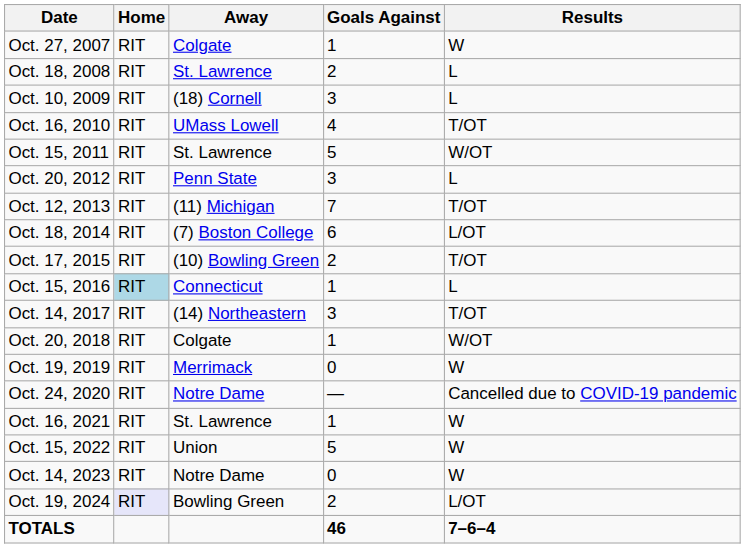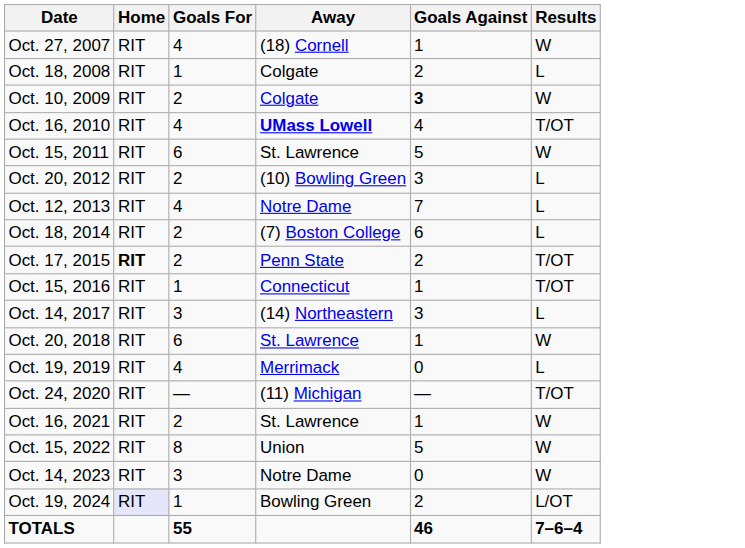+ column: (213, 17)
(202, 44) Colgate -> (304, 44) (18) Cornell
(223, 71) St. Lawrence -> (289, 71) Colgate
(217, 98) (18) Cornell -> (289, 98) Colgate
(332, 98) normal -> (419, 98) bold
(453, 98) L -> (543, 98) W
(226, 125) normal -> (316, 125) bold
(470, 152) W/OT -> (543, 152) W
(215, 179) Penn State -> (333, 179) (10) Bowling Green
(224, 206) (11) Michigan -> (306, 206) Notre Dame
(468, 206) T/OT -> (540, 206) L
(467, 233) L/OT -> (540, 233) L
(132, 260) normal -> (132, 260) bold
(246, 260) (10) Bowling Green -> (302, 260) Penn State
(132, 286) lightblue background -> (132, 286) no background
(453, 286) L -> (554, 286) T/OT
(468, 313) T/OT -> (540, 313) L
(202, 340) Colgate -> (310, 340) St. Lawrence
(470, 340) W/OT -> (543, 340) W
(456, 367) W -> (540, 367) L
(219, 394) Notre Dame -> (311, 394) (11) Michigan
(592, 394) Cancelled due to COVID-19 pandemic -> (554, 394) T/OT
